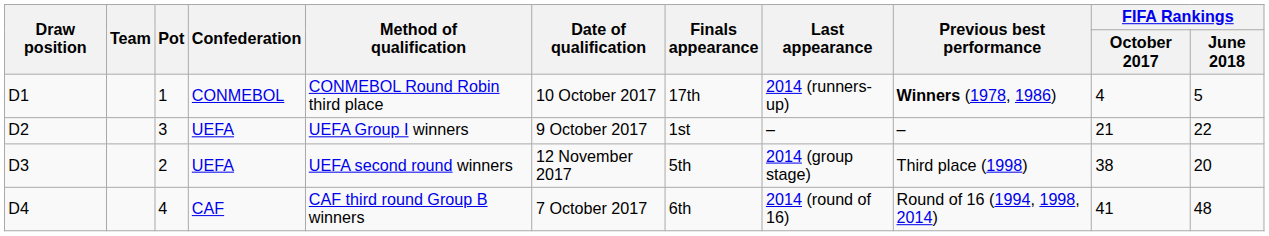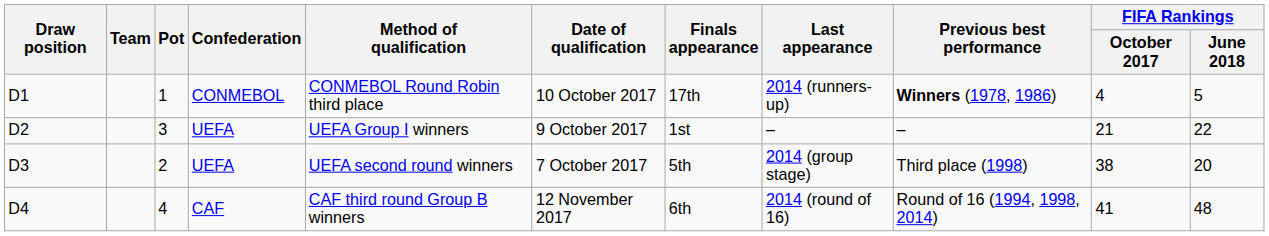(584, 165) 12 November 2017 -> (592, 165) 7 October 2017
(592, 209) 7 October 2017 -> (584, 209) 12 November 2017
